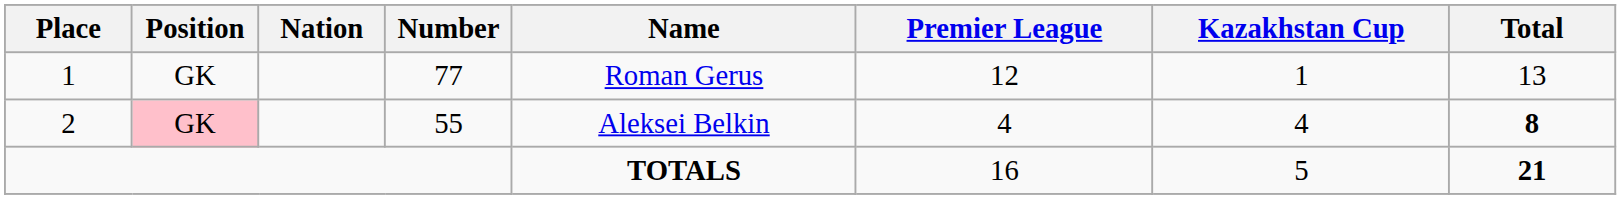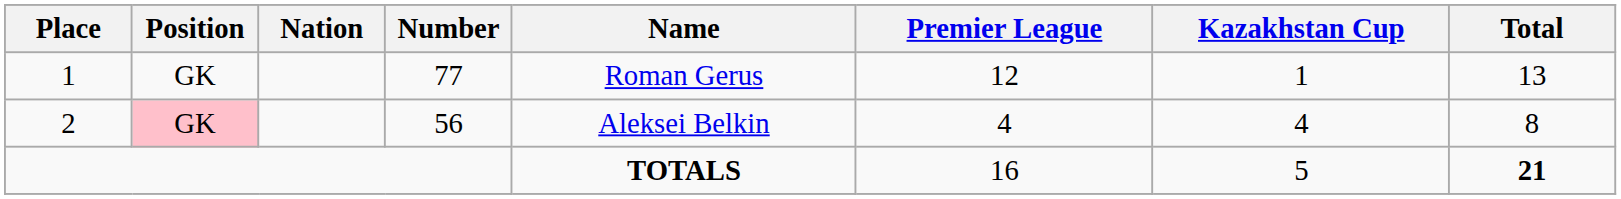(449, 123) 55 -> (449, 123) 56
(1532, 123) bold -> (1532, 123) normal
